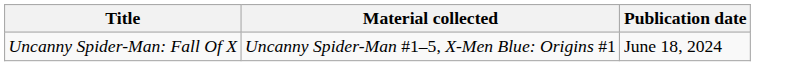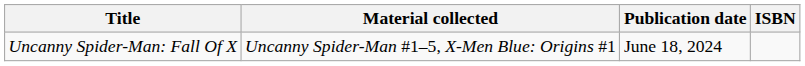+ column: (775, 18)
